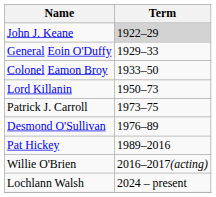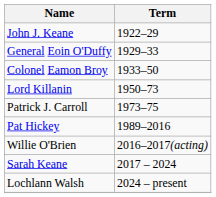(138, 32) lightgrey background -> (138, 32) no background
- row: (56, 126)
+ row: (37, 164)
